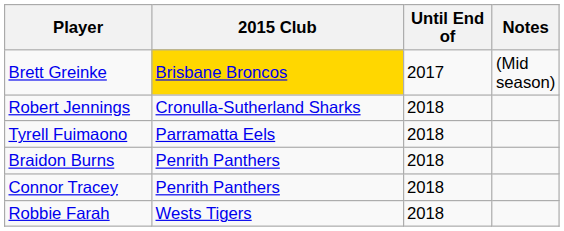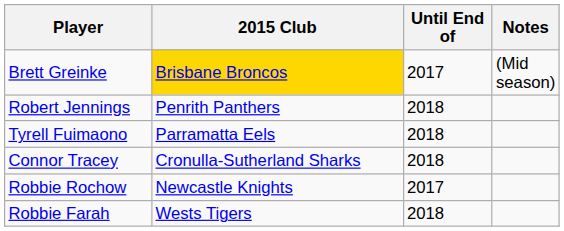(258, 108) Cronulla-Sutherland Sharks -> (218, 108) Penrith Panthers
- row: (61, 161)
(218, 187) Penrith Panthers -> (258, 161) Cronulla-Sutherland Sharks
+ row: (67, 187)
